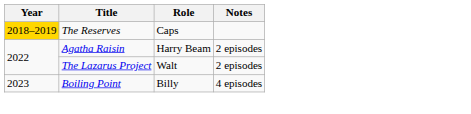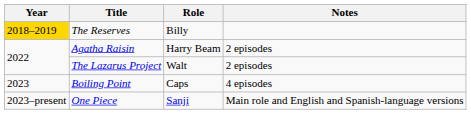(168, 30) Caps -> (177, 30) Billy
(168, 83) Billy -> (177, 83) Caps
+ row: (94, 100)
